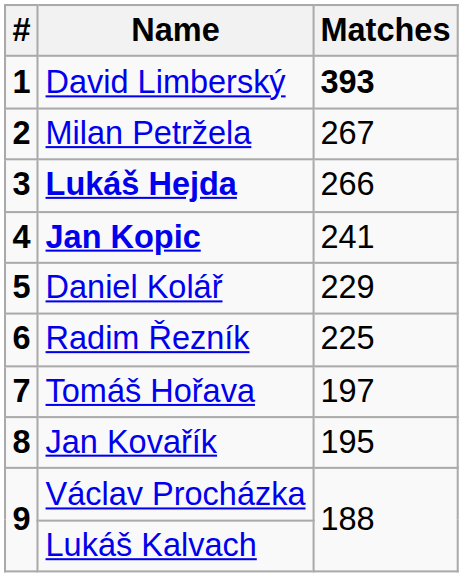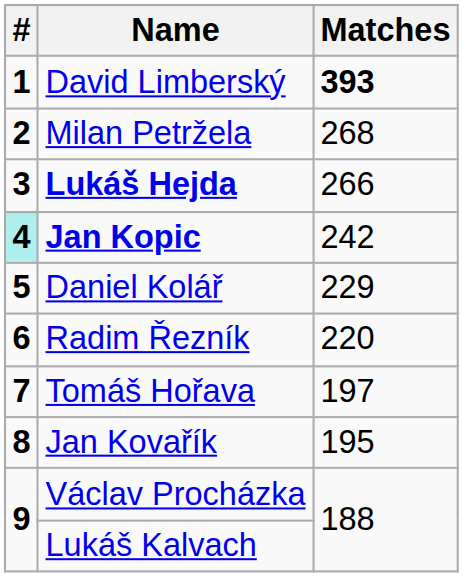(348, 133) 267 -> (348, 133) 268
(22, 236) no background -> (22, 236) paleturquoise background
(348, 236) 241 -> (348, 236) 242
(348, 339) 225 -> (348, 339) 220
